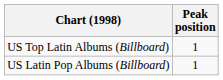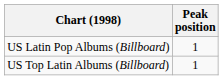rows swapped: (88, 46) <-> (88, 65)
